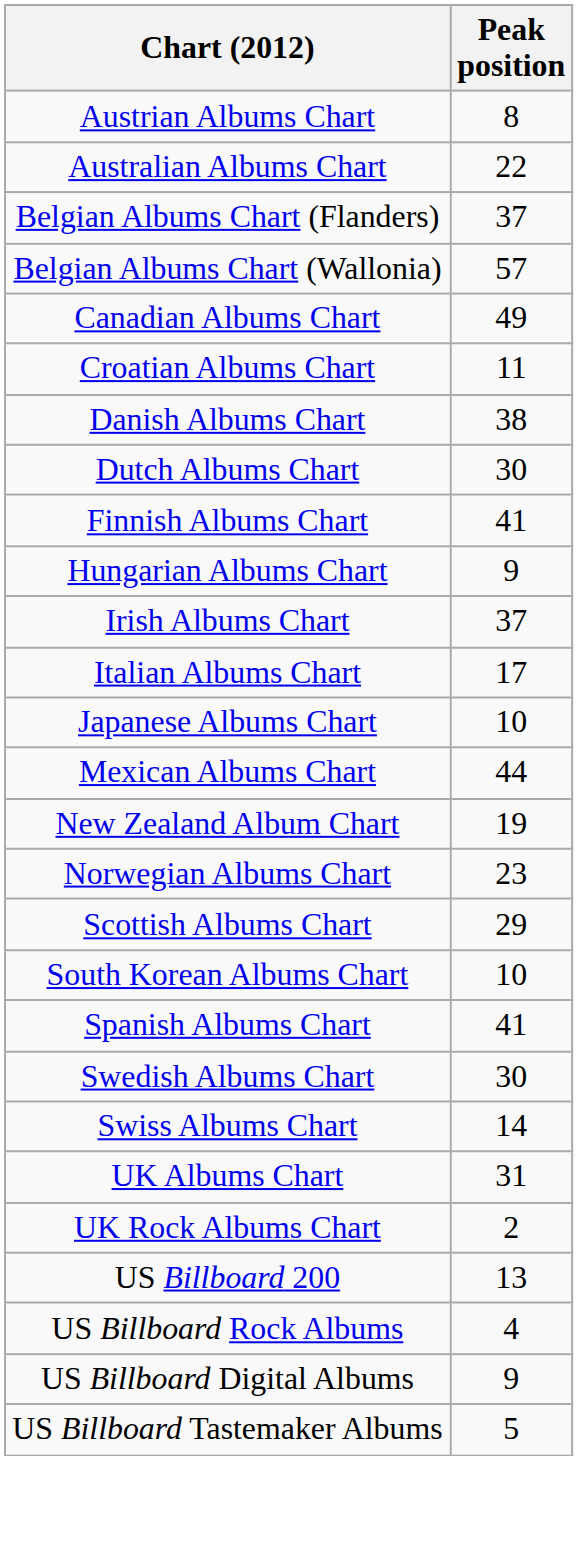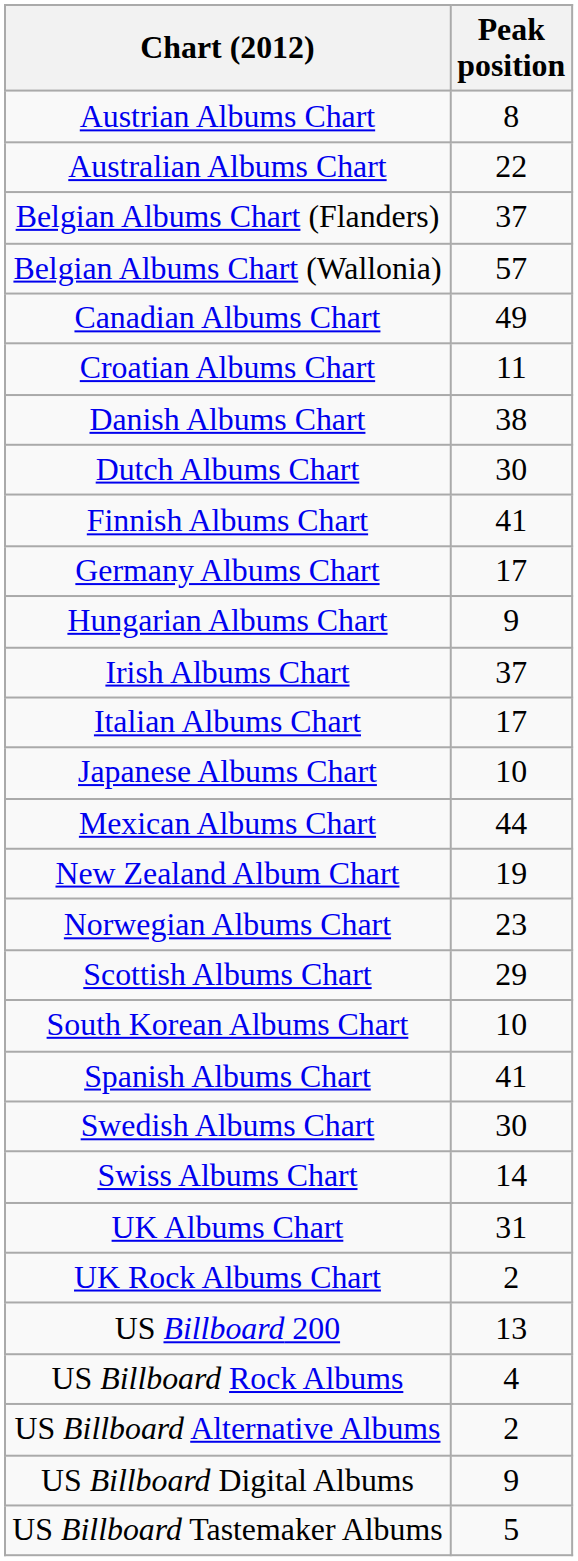+ row: (227, 570)
+ row: (227, 1428)
